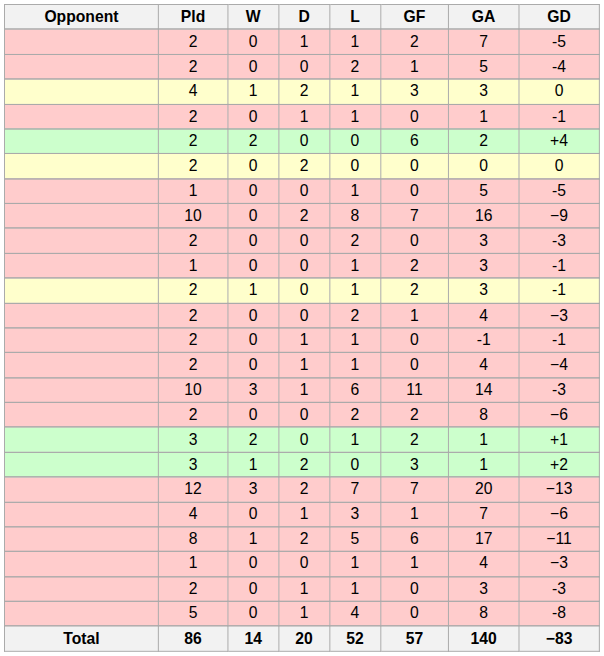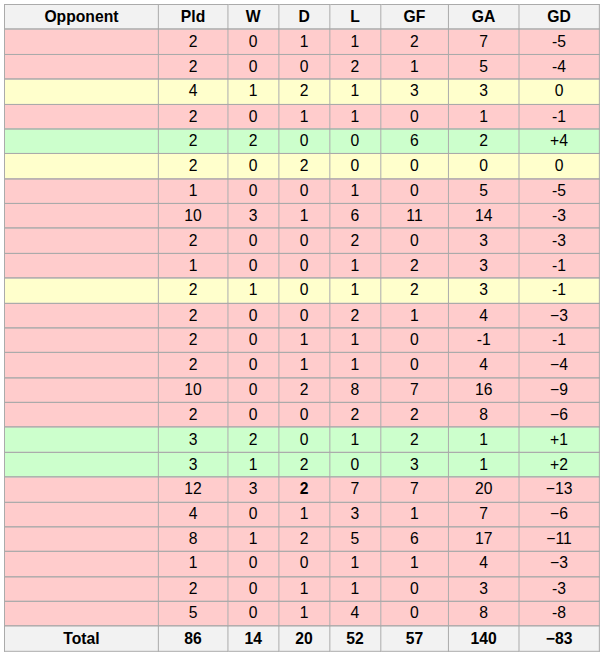rows swapped: (193, 389) <-> (193, 215)
(304, 489) normal -> (304, 489) bold
